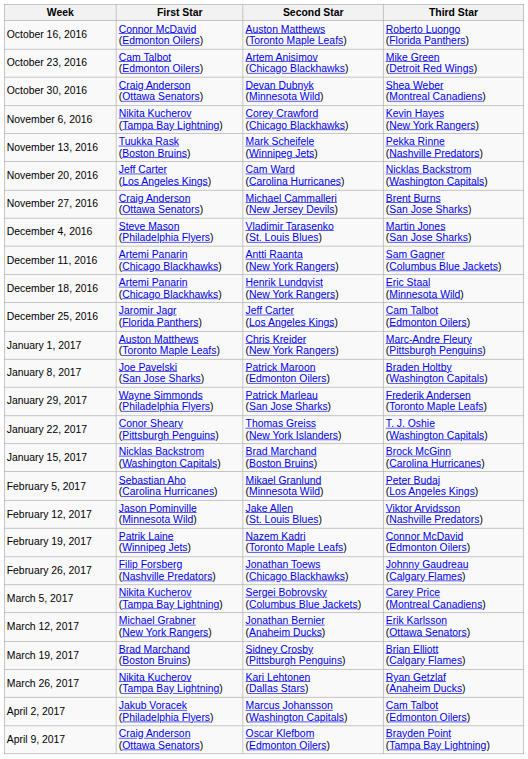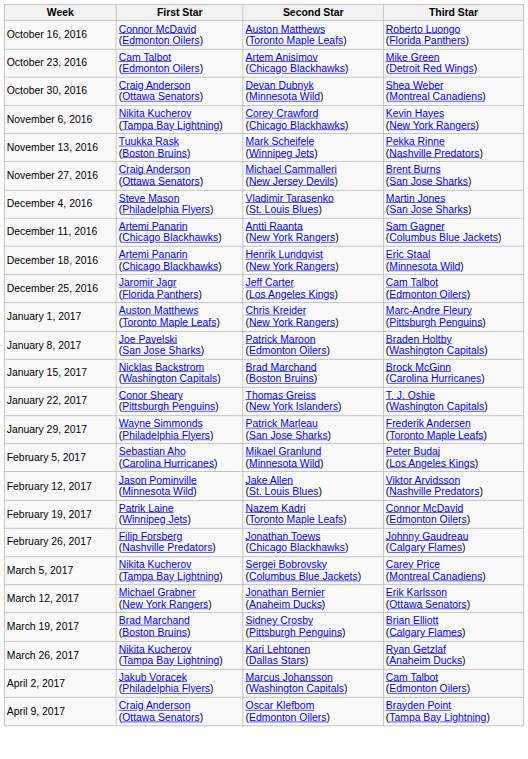- row: (52, 176)
rows swapped: (47, 457) <-> (47, 401)
